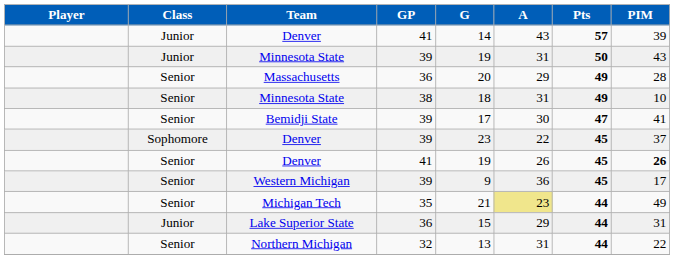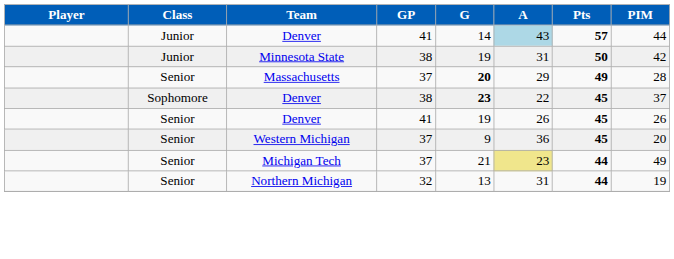(543, 35) no background -> (543, 35) lightblue background
(660, 35) 39 -> (660, 35) 44
(426, 56) 39 -> (426, 56) 38
(660, 56) 43 -> (660, 56) 42
(426, 77) 36 -> (426, 77) 37
(484, 77) normal -> (484, 77) bold
- row: (177, 98)
- row: (177, 118)
(426, 139) 39 -> (426, 98) 38
(484, 139) normal -> (484, 98) bold
(660, 160) bold -> (660, 118) normal
(426, 181) 39 -> (426, 139) 37
(660, 181) 17 -> (660, 139) 20
(426, 202) 35 -> (426, 160) 37
- row: (177, 222)
(660, 243) 22 -> (660, 181) 19
